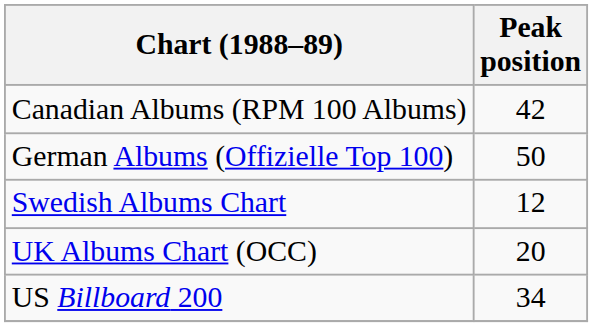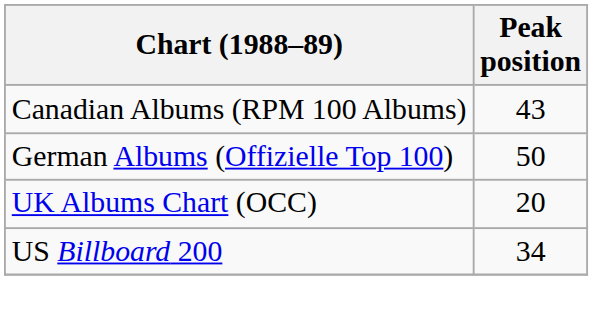(531, 108) 42 -> (531, 108) 43
- row: (149, 203)
